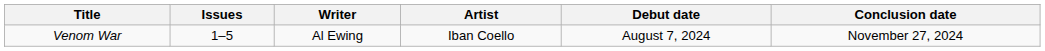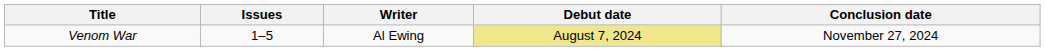- column: (481, 14)
(666, 35) no background -> (597, 35) khaki background
